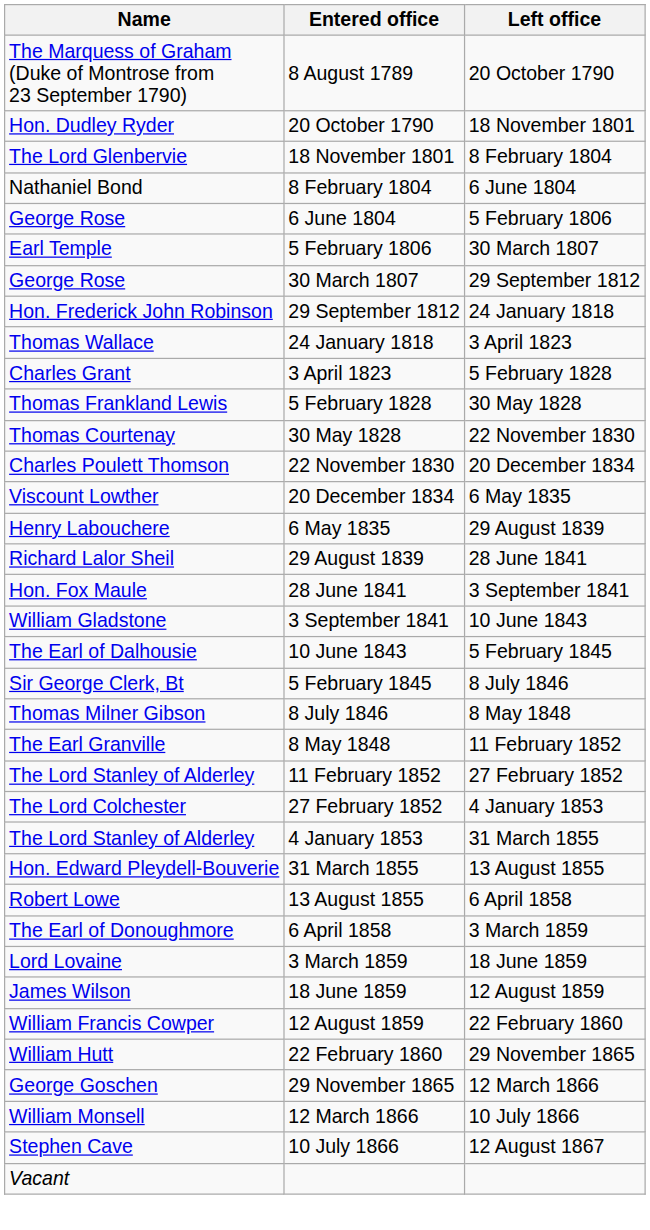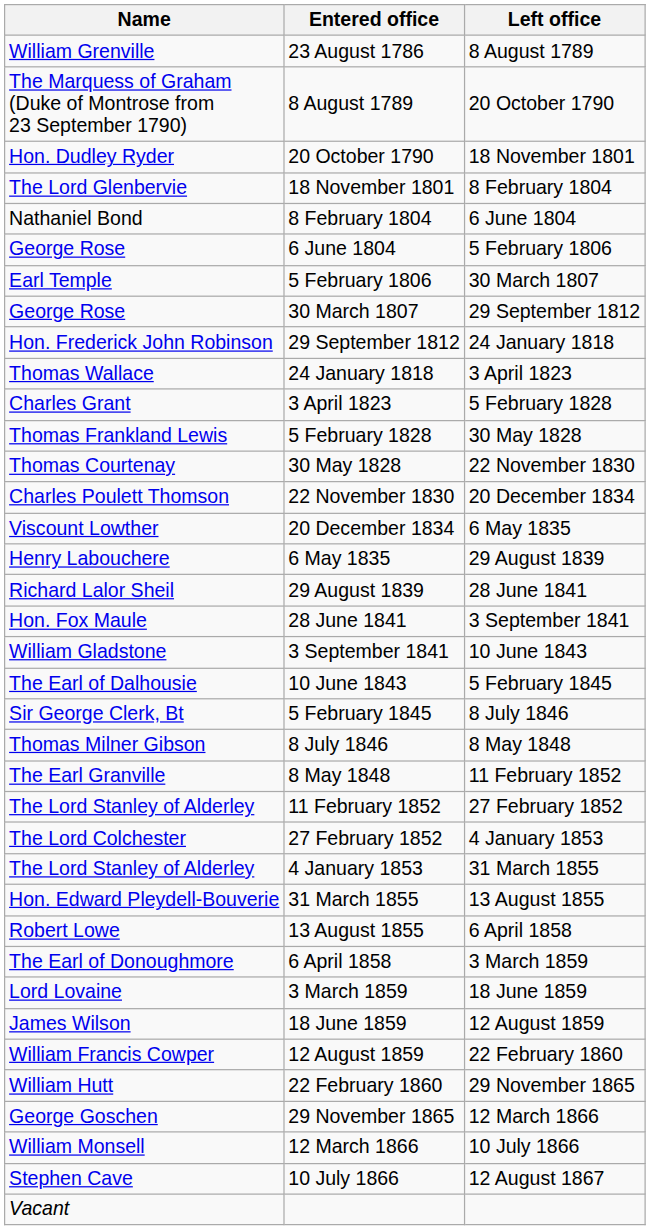+ row: (356, 50)
